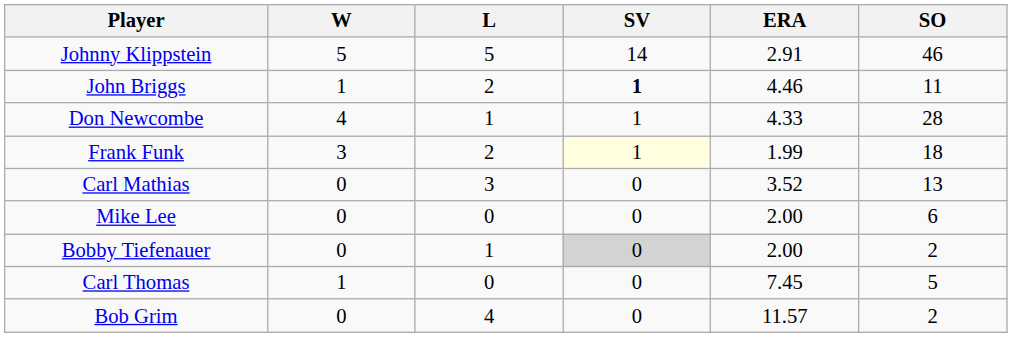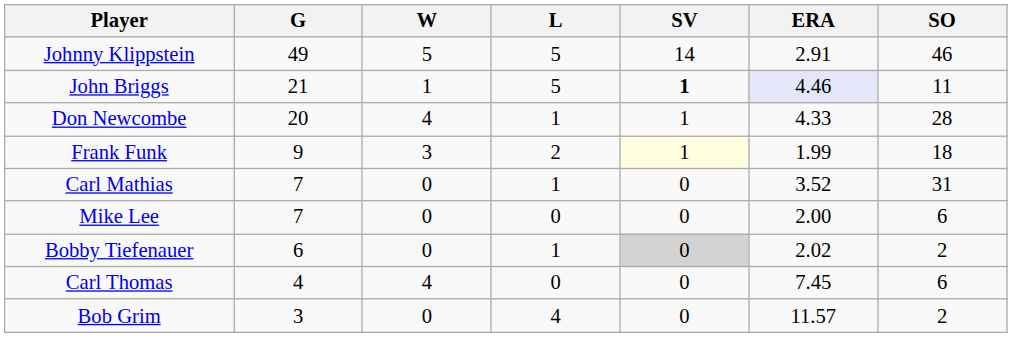+ column: (298, 20)
(489, 86) 2 -> (556, 86) 5
(785, 86) no background -> (813, 86) lavender background
(489, 184) 3 -> (556, 184) 1
(933, 184) 13 -> (942, 184) 31
(785, 250) 2.00 -> (813, 250) 2.02
(341, 282) 1 -> (427, 282) 4
(933, 282) 5 -> (942, 282) 6
